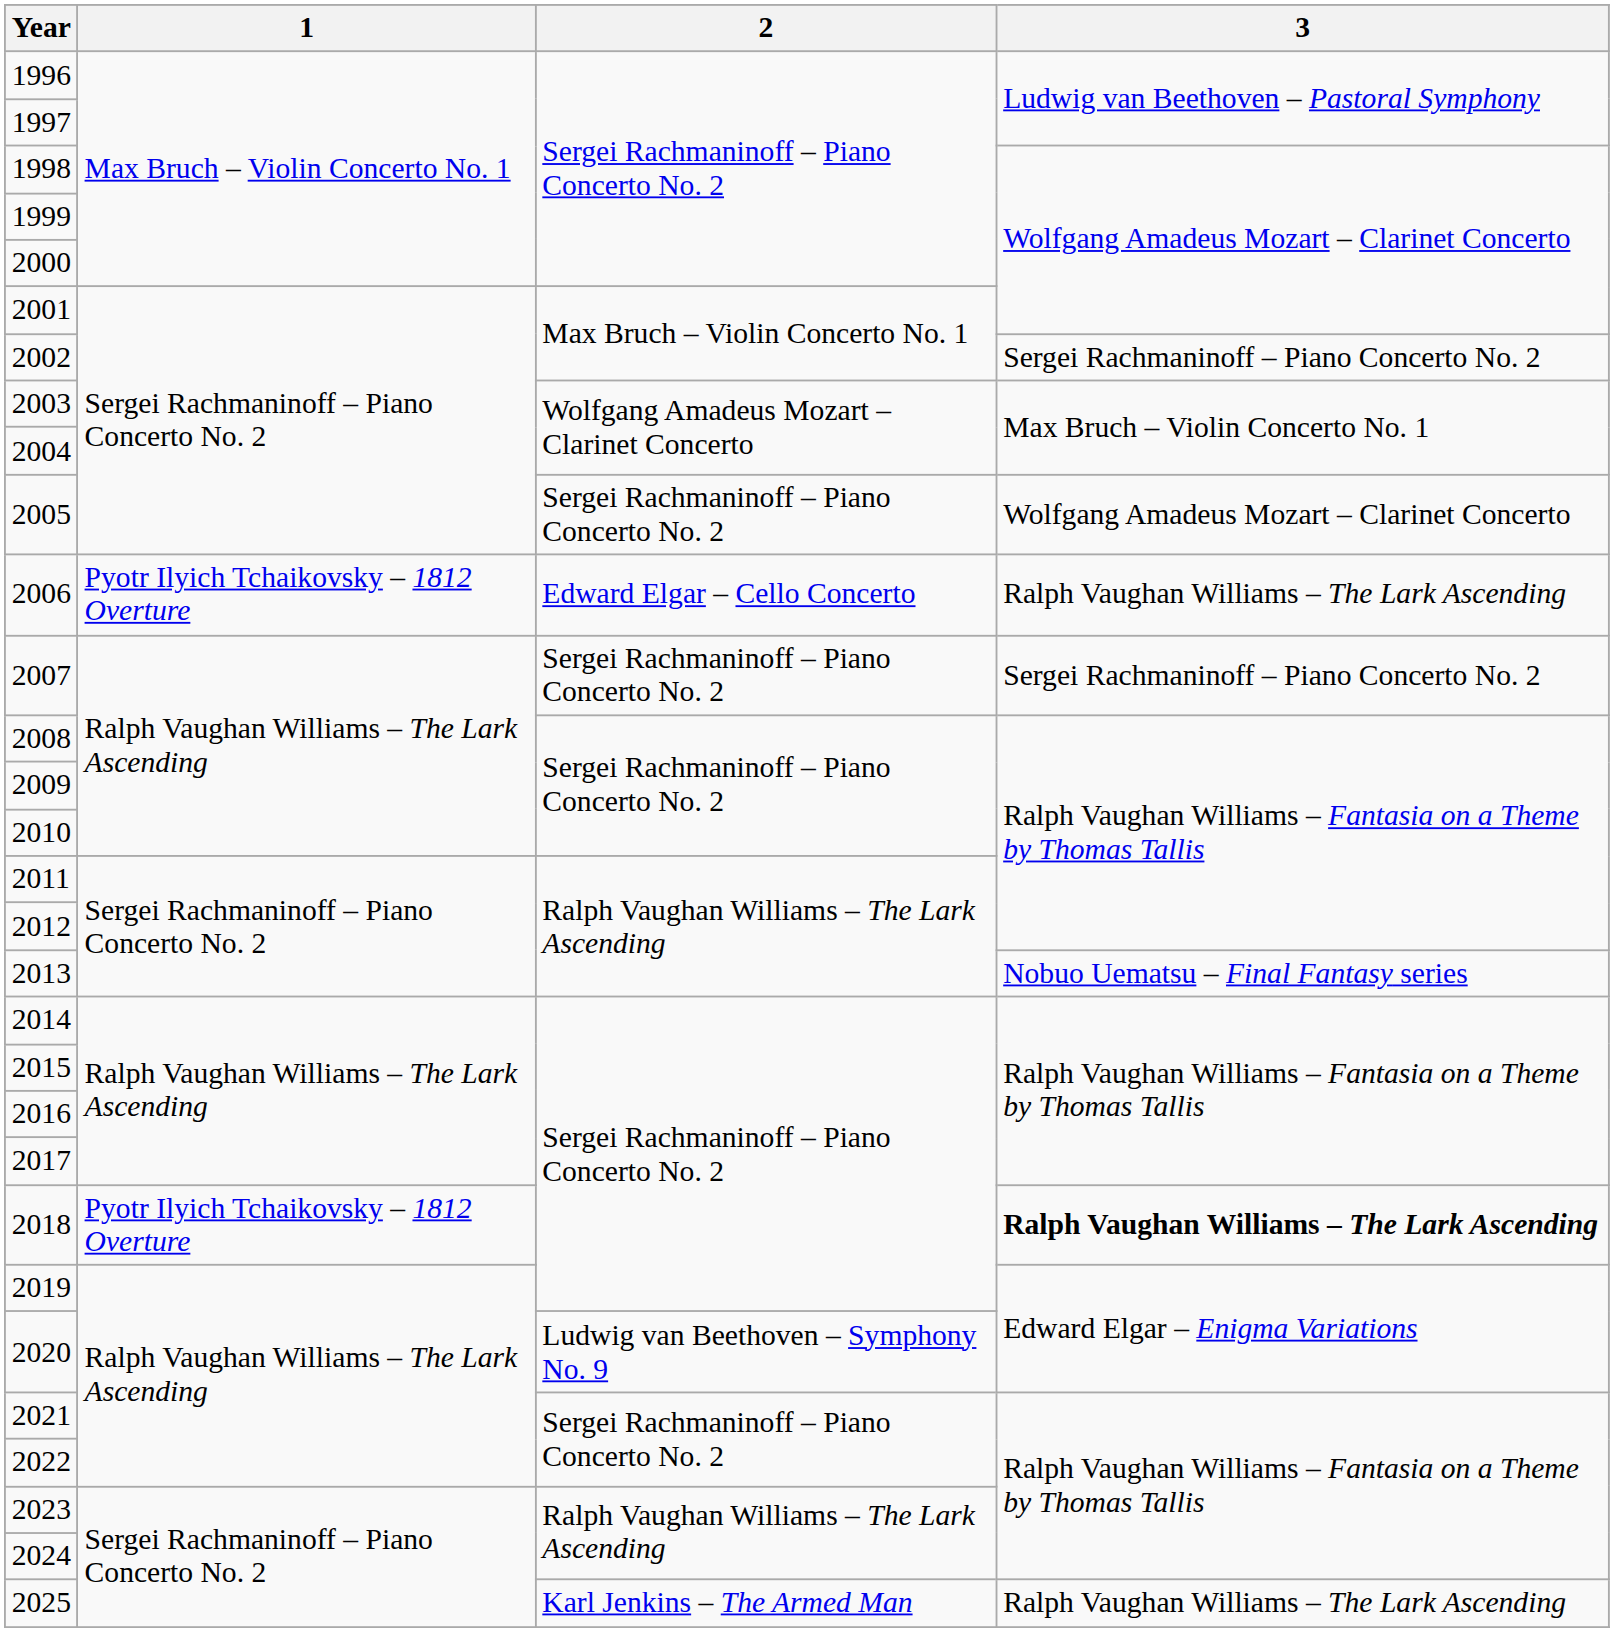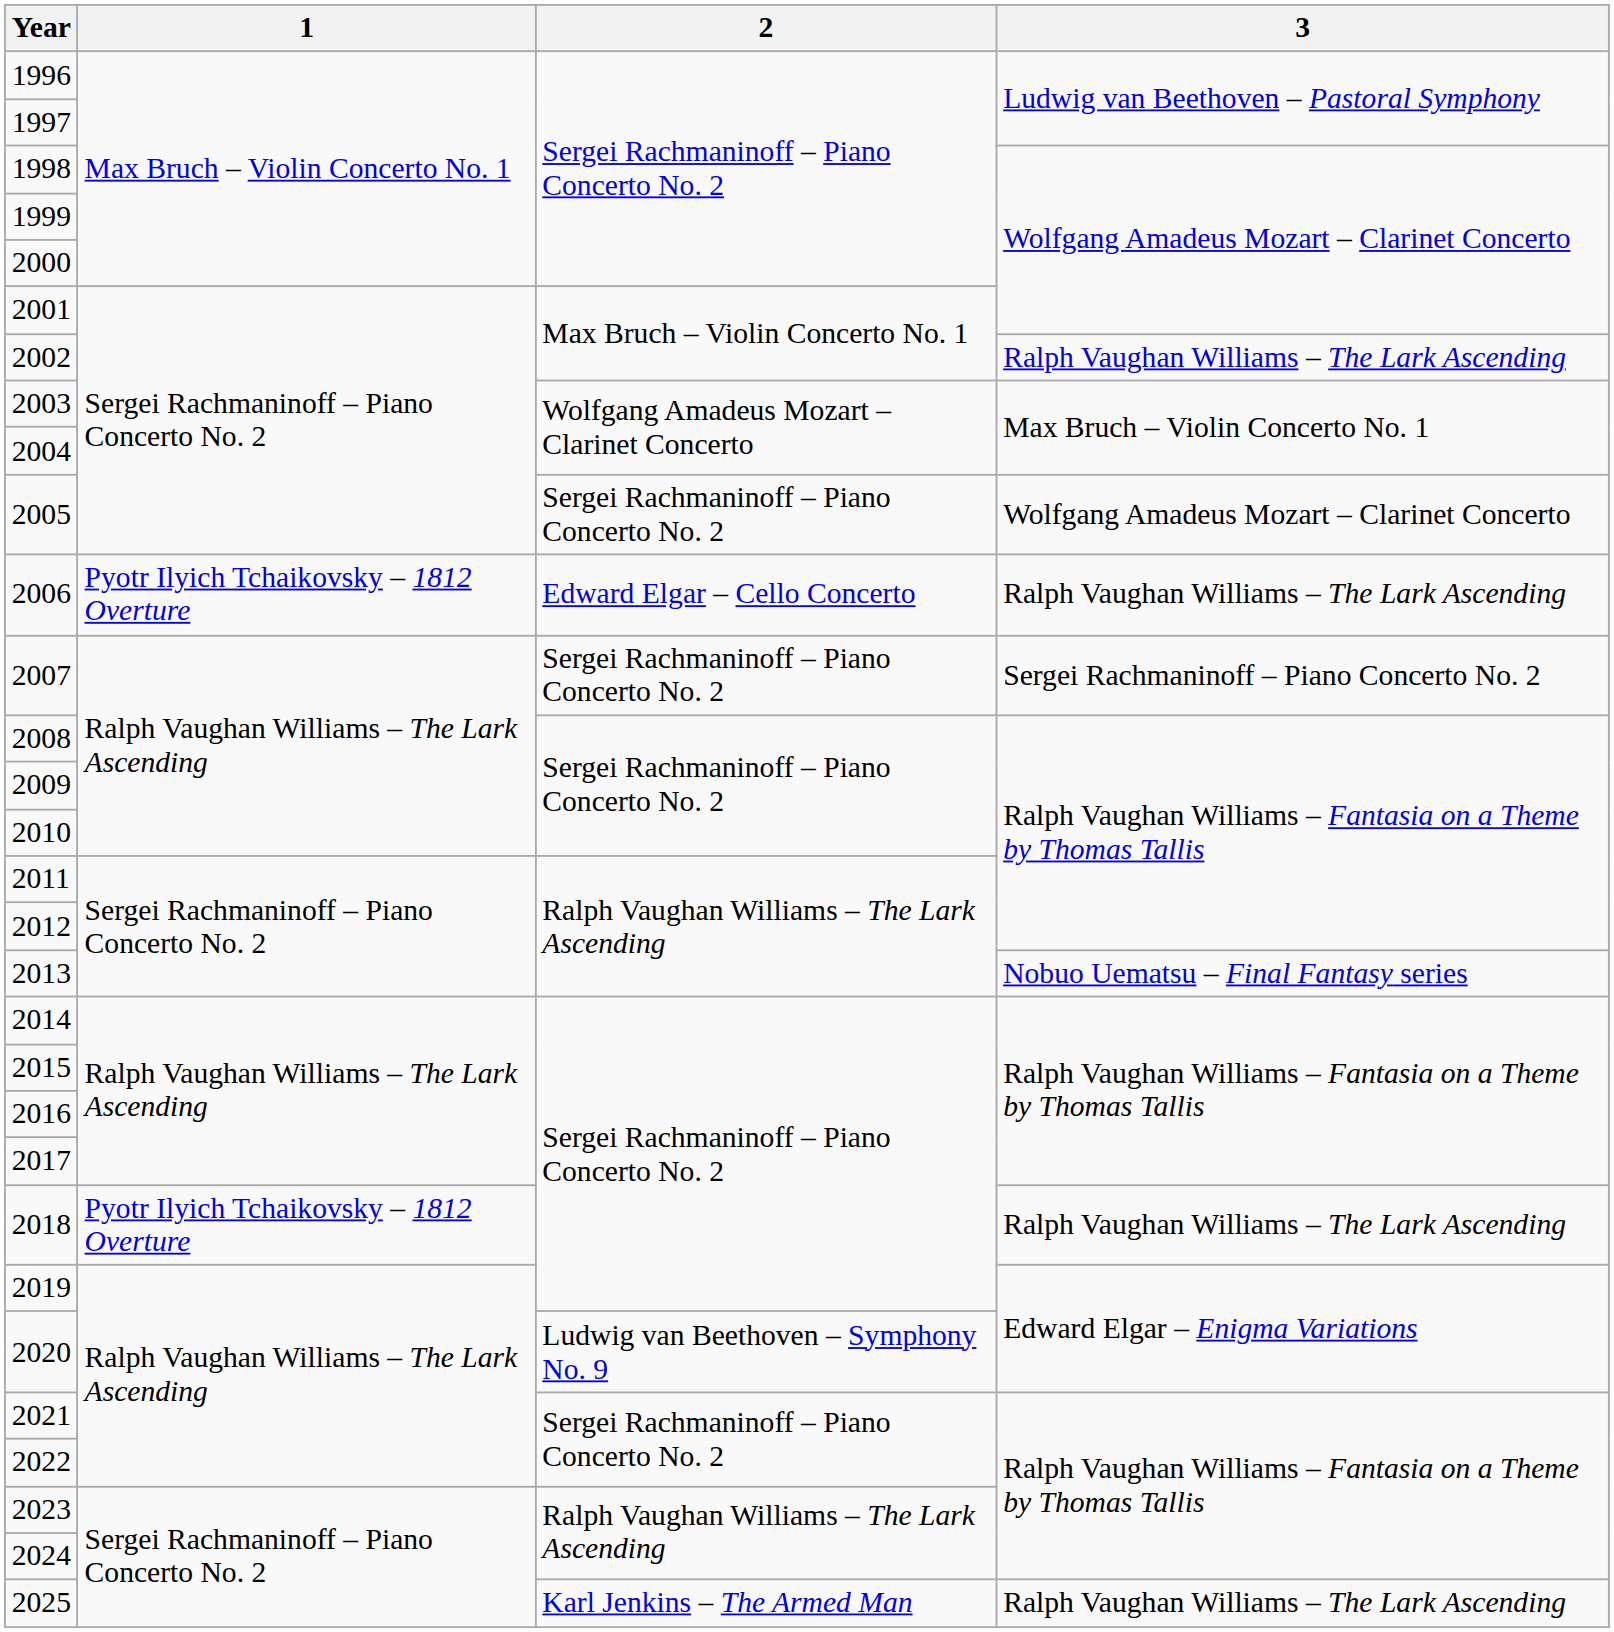(1272, 356) Sergei Rachmaninoff – Piano Concerto No. 2 -> (1285, 356) Ralph Vaughan Williams – The Lark Ascending
(1301, 1224) bold -> (1285, 1224) normal
